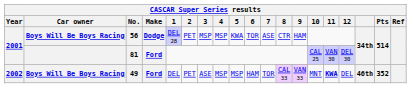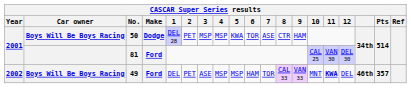(134, 36) 56 -> (134, 36) 50
(383, 73) 352 -> (383, 73) 357
